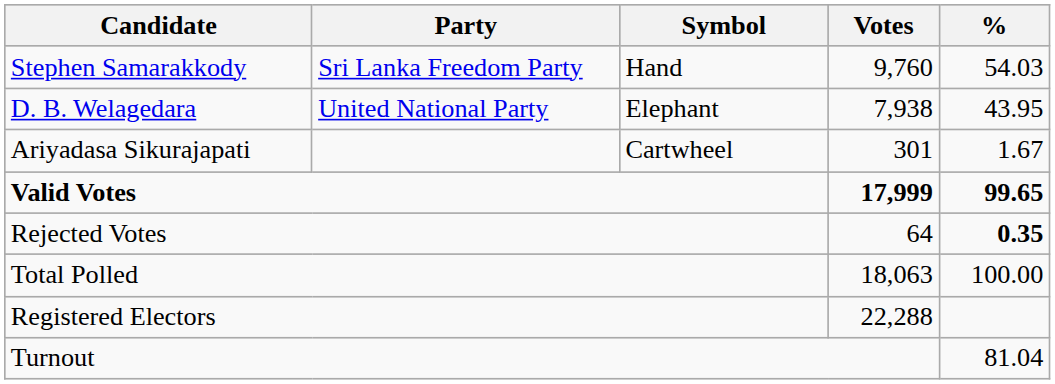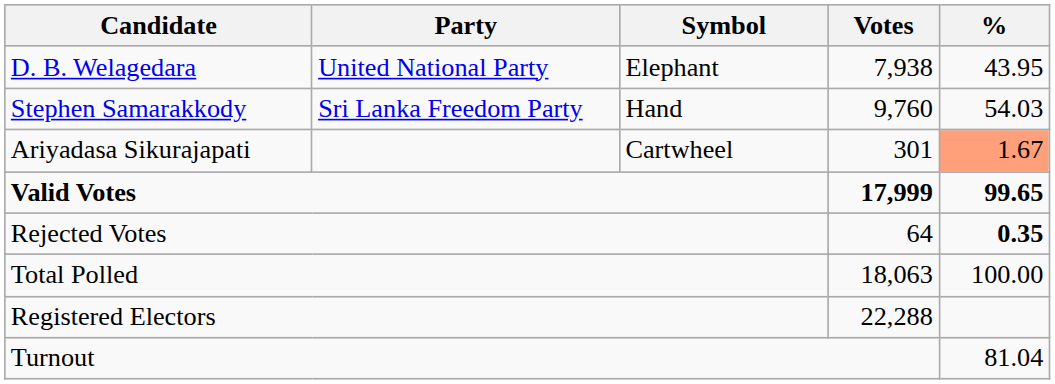rows swapped: (129, 66) <-> (104, 108)
(1020, 150) no background -> (1020, 150) lightsalmon background
